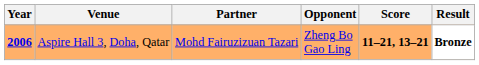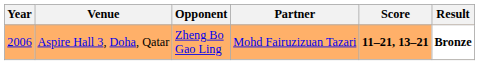columns swapped: (237, 14) <-> (330, 14)
(20, 42) bold -> (20, 42) normal
